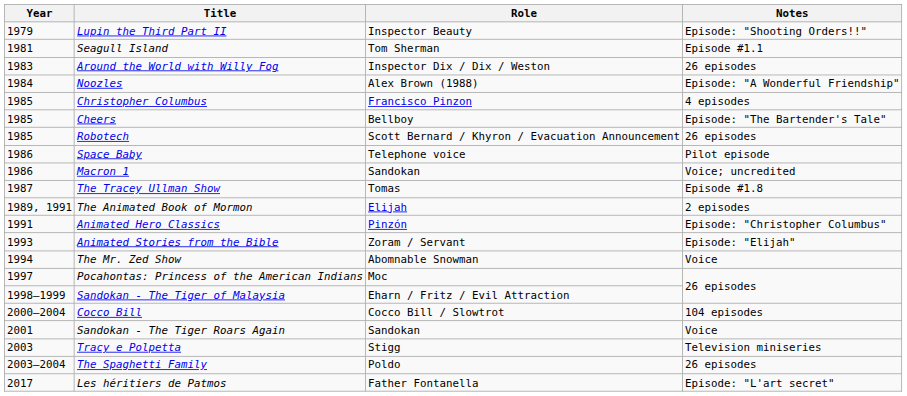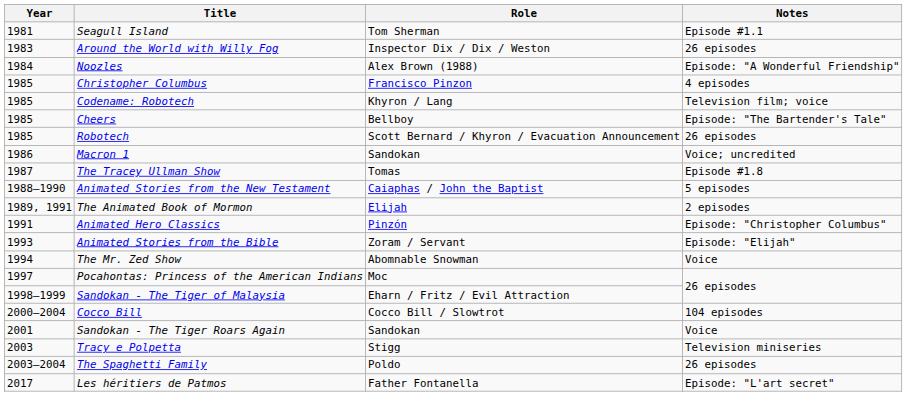- row: (152, 31)
+ row: (136, 101)
- row: (110, 154)
+ row: (204, 189)
